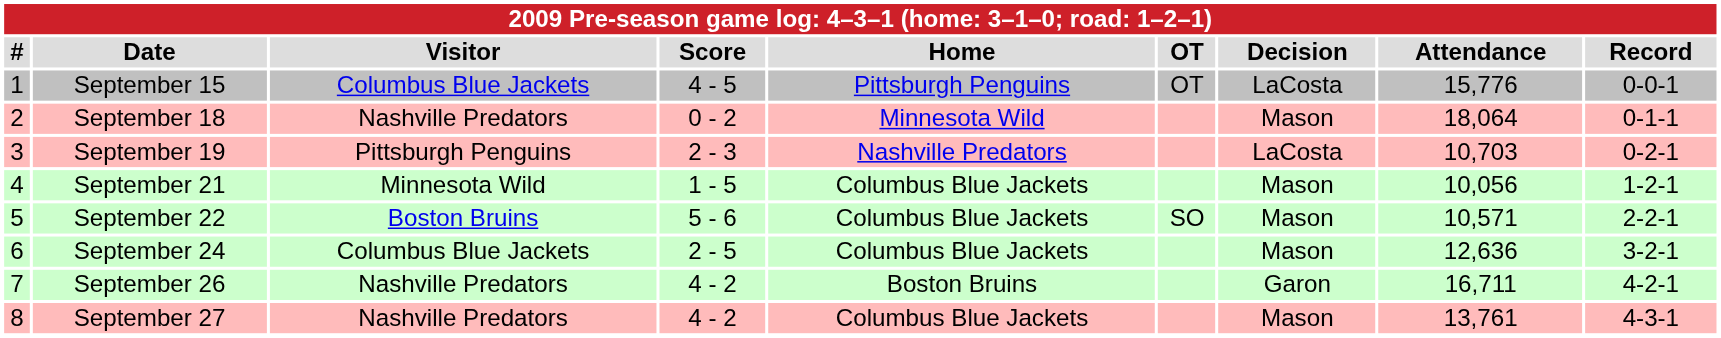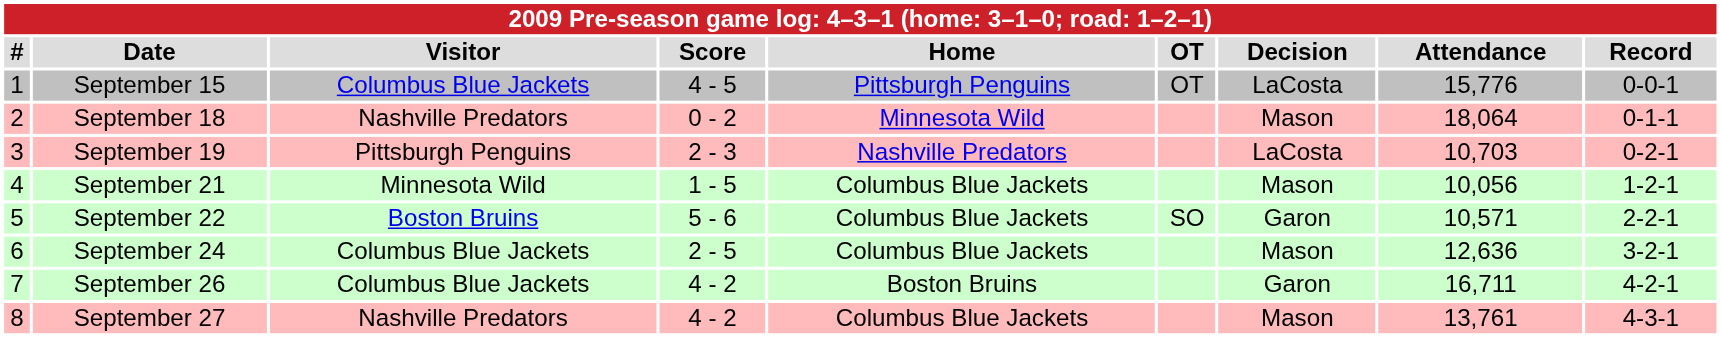(1297, 218) Mason -> (1297, 218) Garon
(463, 284) Nashville Predators -> (463, 284) Columbus Blue Jackets
